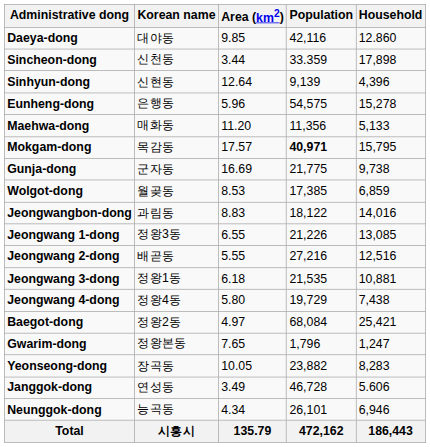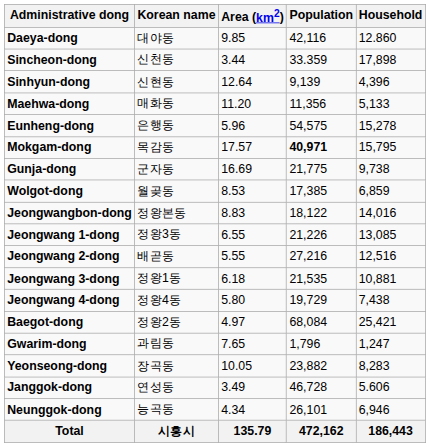rows swapped: (51, 103) <-> (48, 125)
(156, 212) 과림동 -> (162, 212) 정왕본동
(162, 343) 정왕본동 -> (156, 343) 과림동
